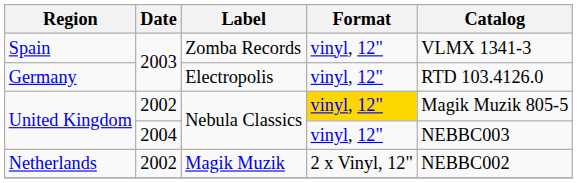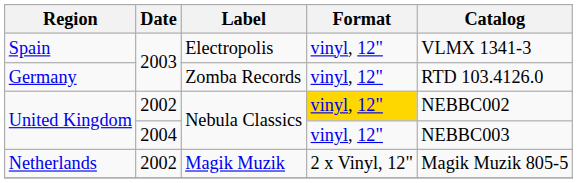(243, 47) Zomba Records -> (229, 47) Electropolis
(229, 76) Electropolis -> (243, 76) Zomba Records
(495, 105) Magik Muzik 805-5 -> (465, 105) NEBBC002
(465, 163) NEBBC002 -> (495, 163) Magik Muzik 805-5
